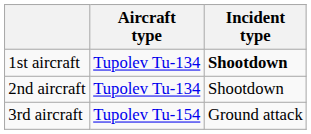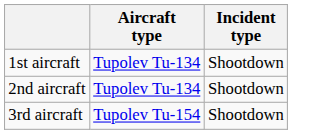(248, 62) bold -> (246, 62) normal
(255, 115) Ground attack -> (246, 115) Shootdown
